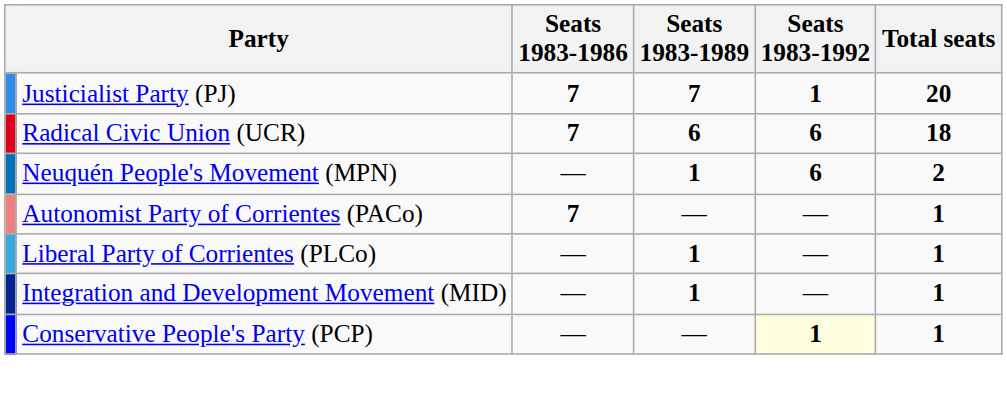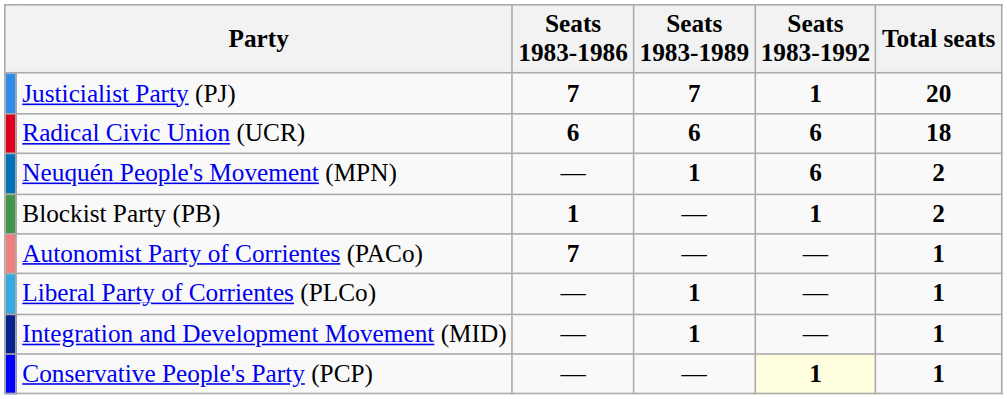(573, 133) 7 -> (573, 133) 6
+ row: (121, 213)
